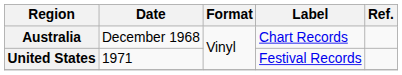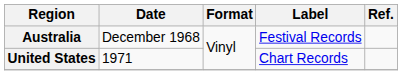(303, 37) Chart Records -> (310, 37) Festival Records
(310, 59) Festival Records -> (303, 59) Chart Records
